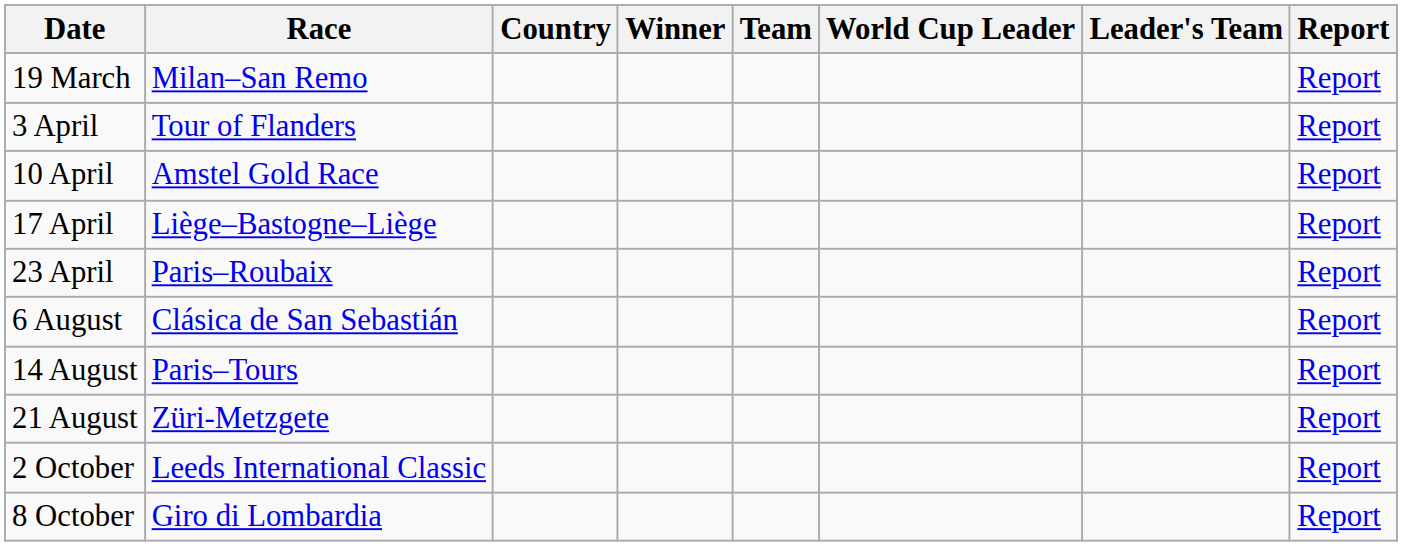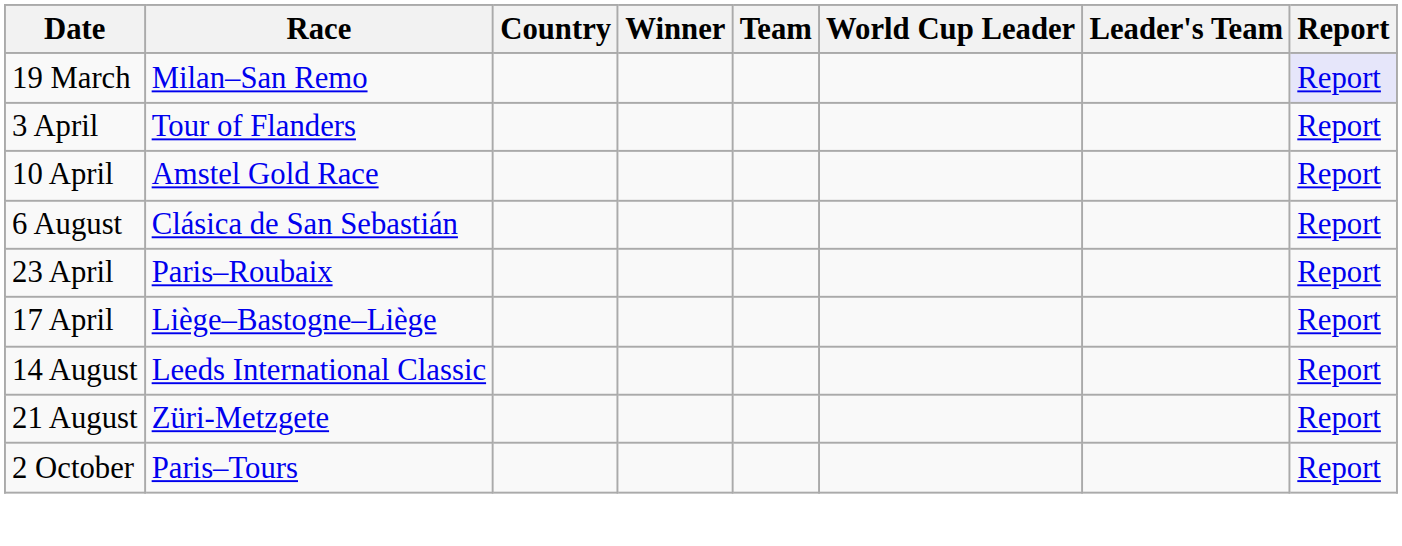(1339, 77) no background -> (1339, 77) lavender background
rows swapped: (63, 223) <-> (67, 321)
(225, 369) Paris–Tours -> (319, 369) Leeds International Classic
(319, 467) Leeds International Classic -> (225, 467) Paris–Tours
- row: (73, 516)
